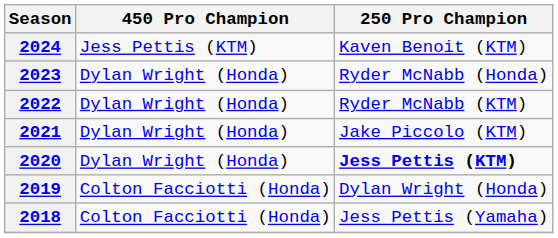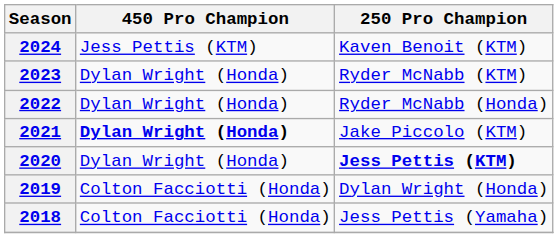(444, 76) Ryder McNabb (Honda) -> (433, 76) Ryder McNabb (KTM)
(433, 104) Ryder McNabb (KTM) -> (444, 104) Ryder McNabb (Honda)
(184, 132) normal -> (184, 132) bold
